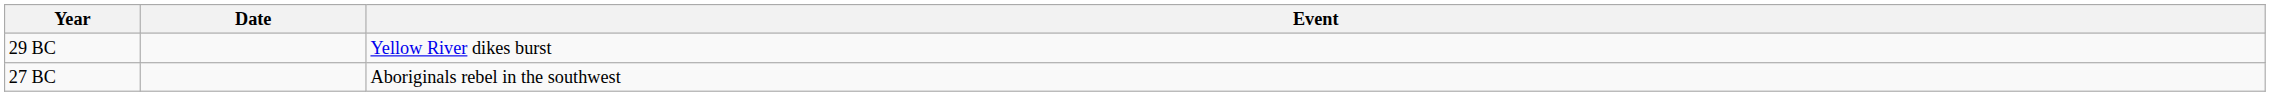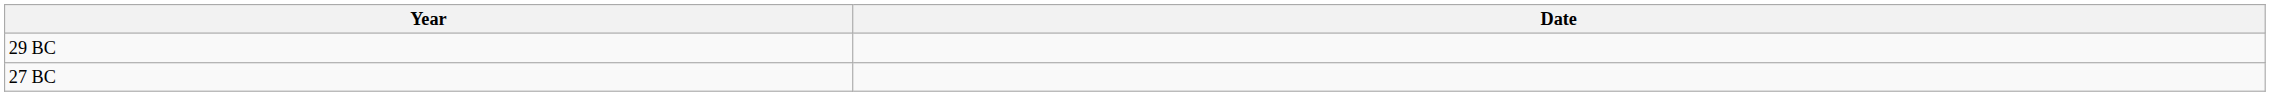- column: (1316, 18)
